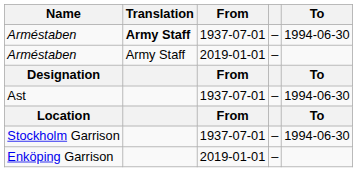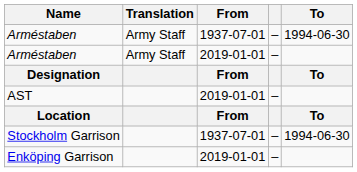(158, 34) bold -> (155, 34) normal
- row: (17, 95)
+ row: (20, 95)
